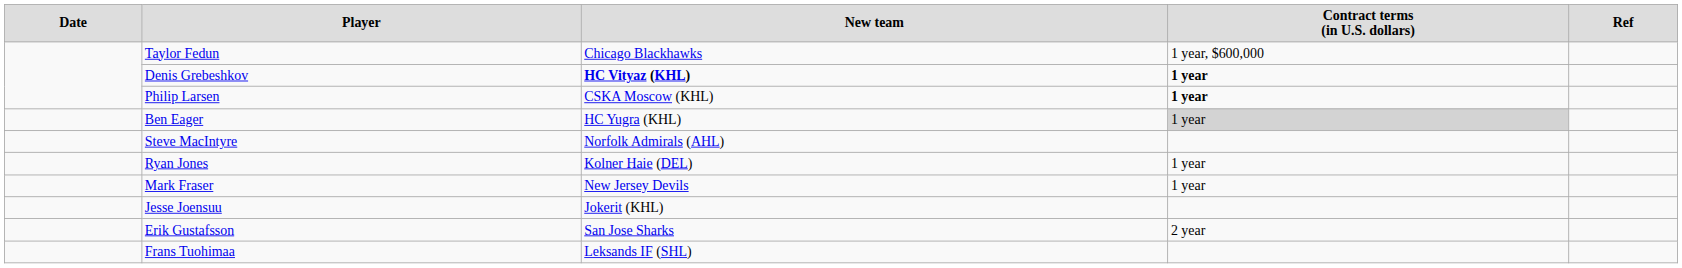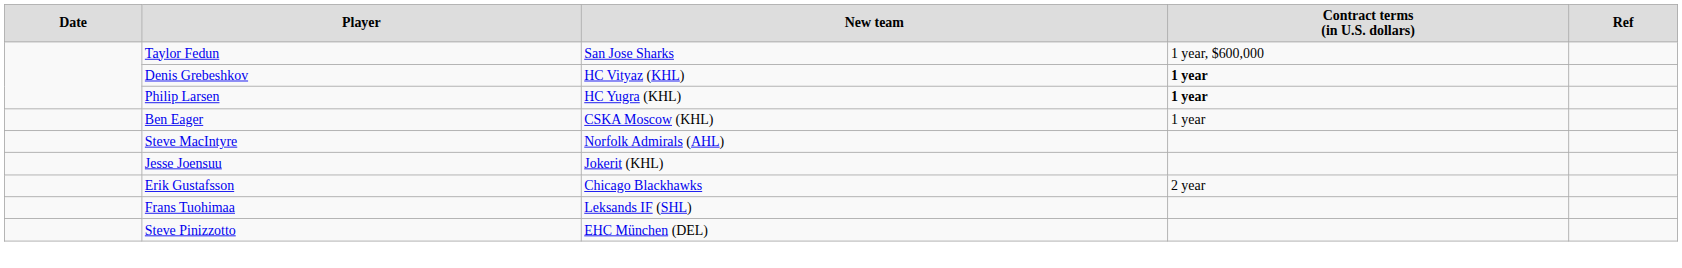(643, 53) Chicago Blackhawks -> (629, 53) San Jose Sharks
(637, 75) bold -> (634, 75) normal
(649, 97) CSKA Moscow (KHL) -> (633, 97) HC Yugra (KHL)
(633, 119) HC Yugra (KHL) -> (649, 119) CSKA Moscow (KHL)
(1188, 119) lightgrey background -> (1188, 119) no background
- row: (176, 163)
- row: (179, 185)
(629, 229) San Jose Sharks -> (643, 185) Chicago Blackhawks
+ row: (190, 229)
